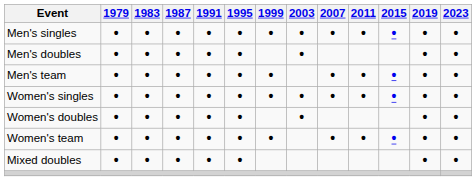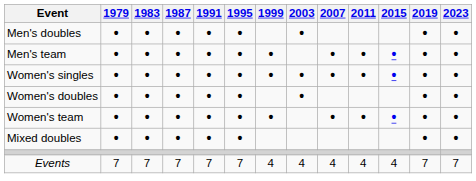- row: (42, 33)
+ row: (53, 164)
